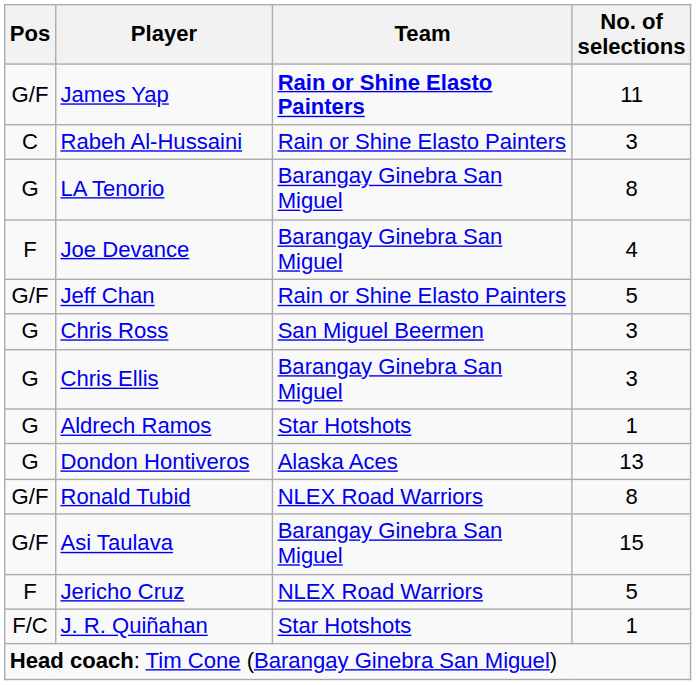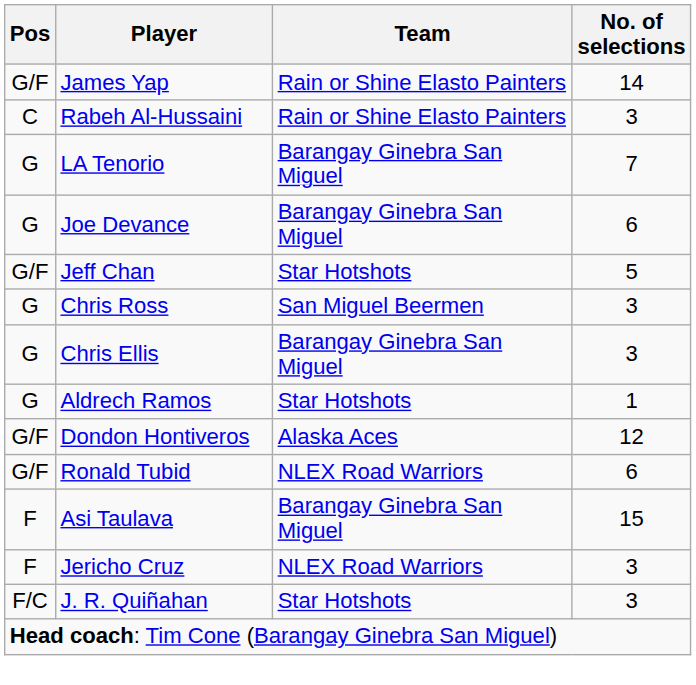(385, 94) bold -> (422, 81) normal
(632, 94) 11 -> (632, 81) 14
(632, 189) 8 -> (632, 164) 7
(30, 249) F -> (30, 224) G
(632, 249) 4 -> (632, 224) 6
(422, 296) Rain or Shine Elasto Painters -> (345, 271) Star Hotshots
(30, 461) G -> (30, 436) G/F
(632, 461) 13 -> (632, 436) 12
(632, 496) 8 -> (632, 471) 6
(30, 543) G/F -> (30, 518) F
(632, 591) 5 -> (632, 566) 3
(632, 626) 1 -> (632, 601) 3
